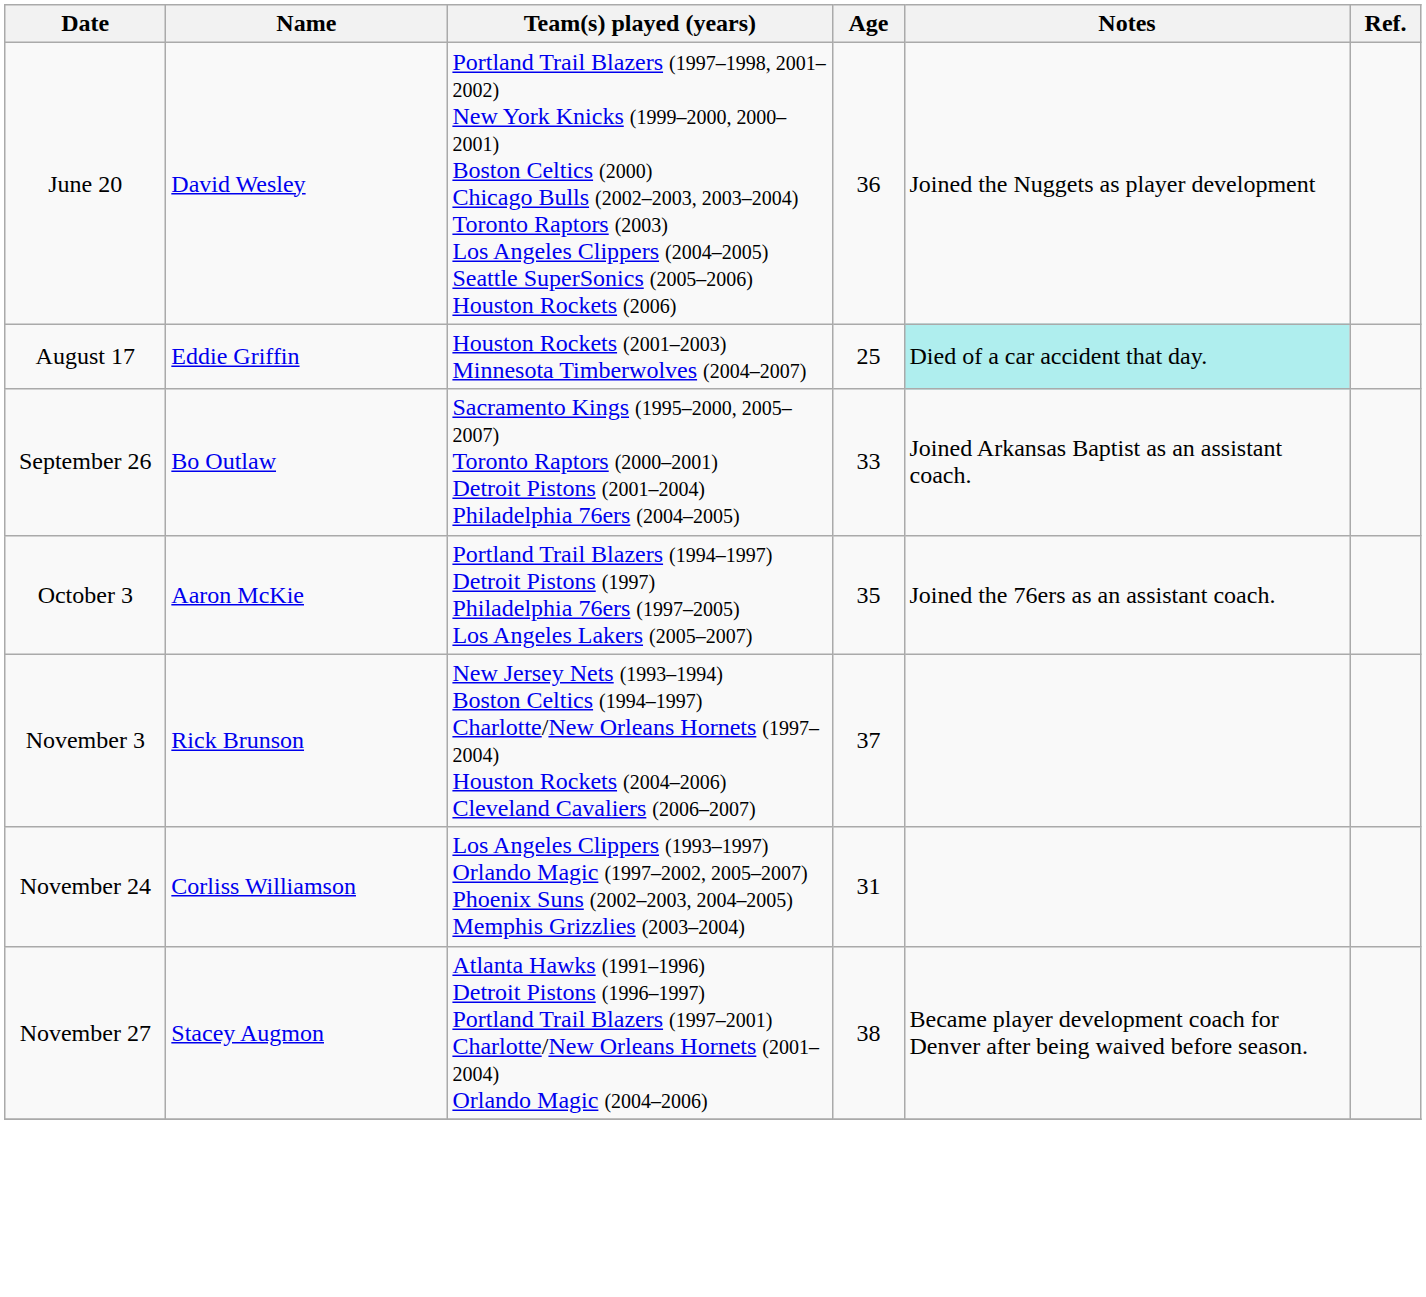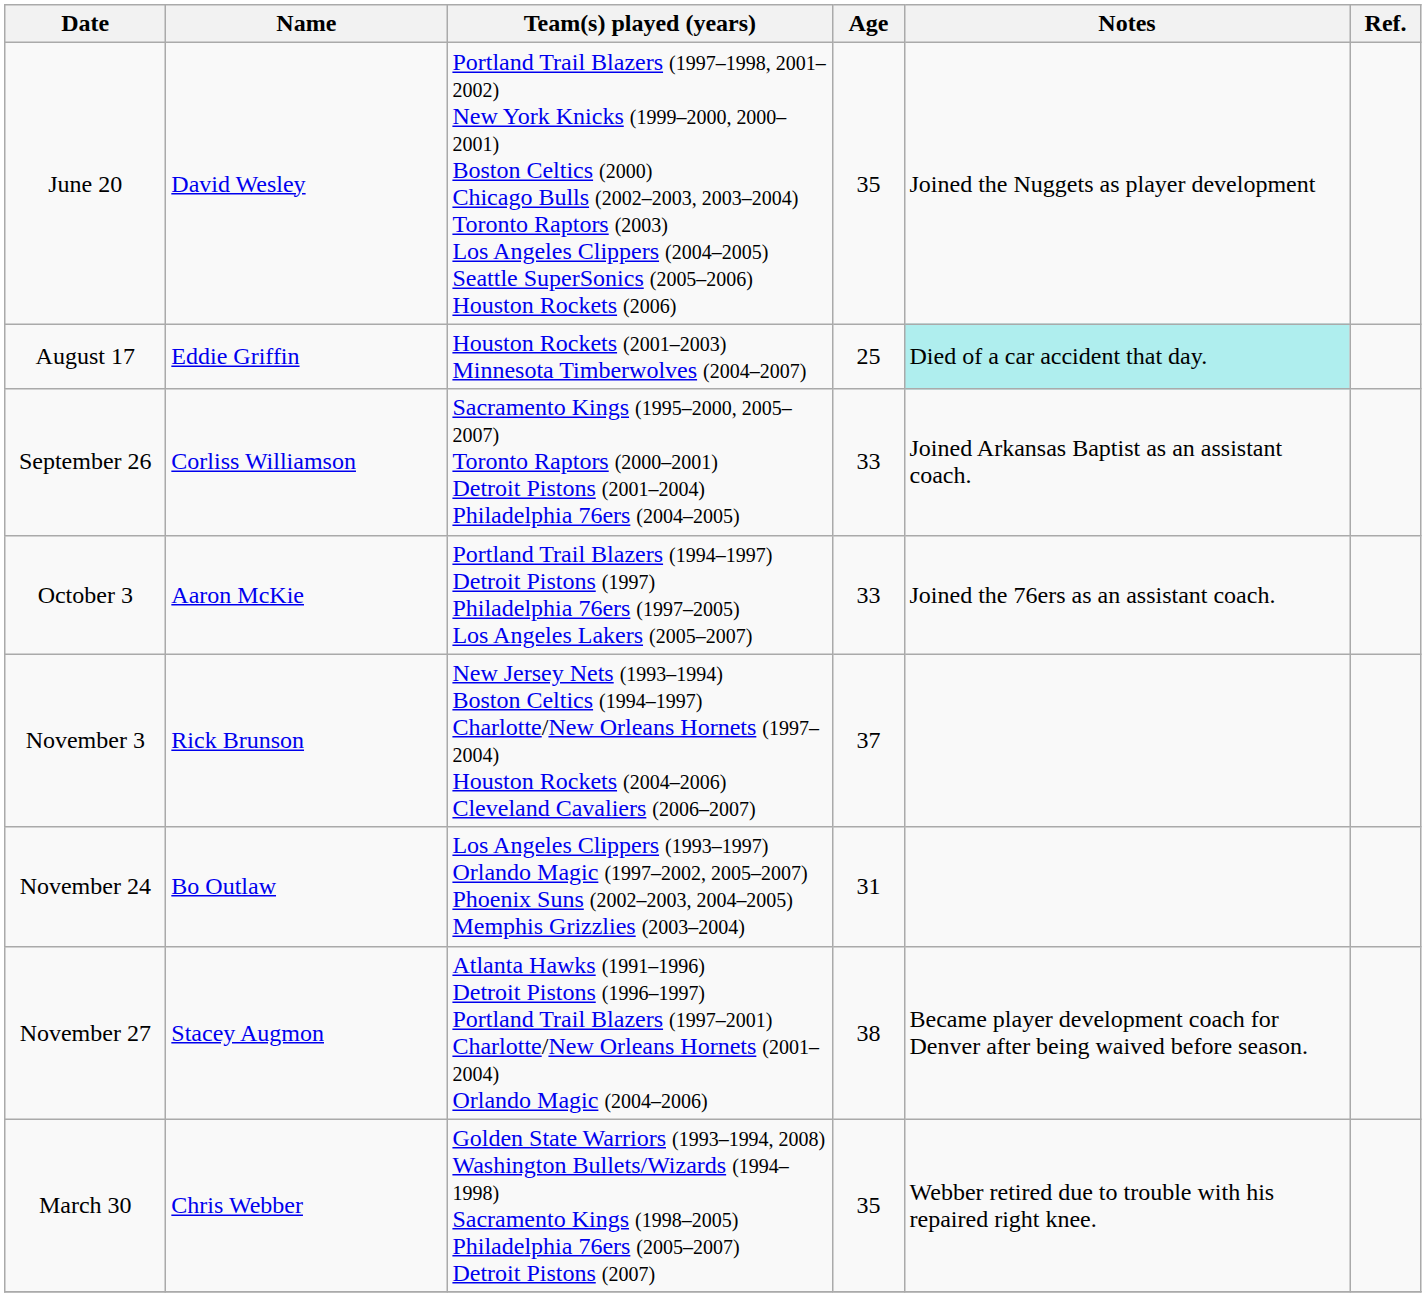(868, 183) 36 -> (868, 183) 35
(224, 461) Bo Outlaw -> (264, 461) Corliss Williamson
(868, 594) 35 -> (868, 594) 33
(264, 886) Corliss Williamson -> (224, 886) Bo Outlaw
+ row: (85, 1205)
